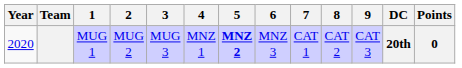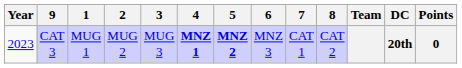columns swapped: (55, 14) <-> (368, 14)
(21, 44) 2020 -> (21, 44) 2023
(201, 44) normal -> (196, 44) bold
